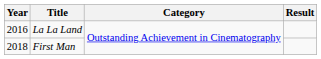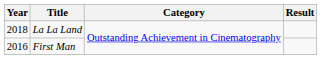(17, 29) 2016 -> (17, 29) 2018
(17, 46) 2018 -> (17, 46) 2016
